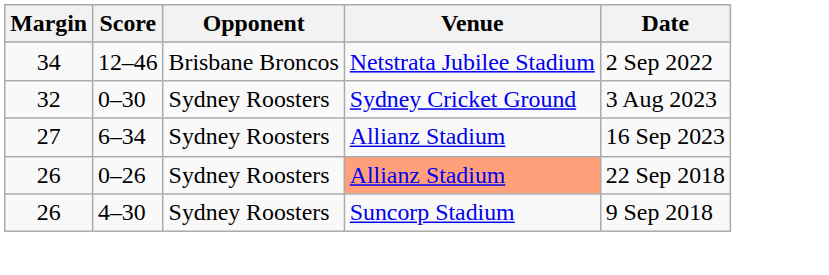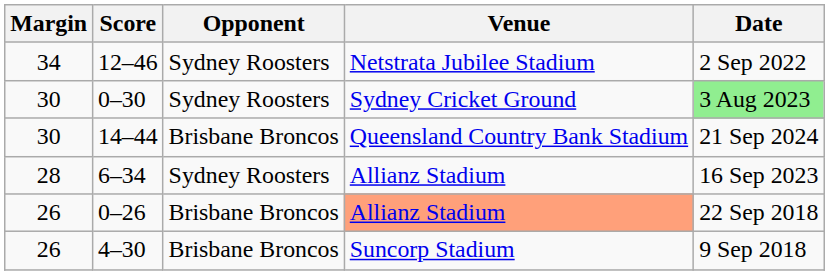(254, 61) Brisbane Broncos -> (249, 61) Sydney Roosters
(49, 99) 32 -> (49, 99) 30
(661, 99) no background -> (755, 99) lightgreen background
+ row: (128, 136)
(49, 136) 27 -> (49, 174) 28
(249, 174) Sydney Roosters -> (254, 212) Brisbane Broncos
(249, 212) Sydney Roosters -> (254, 250) Brisbane Broncos
